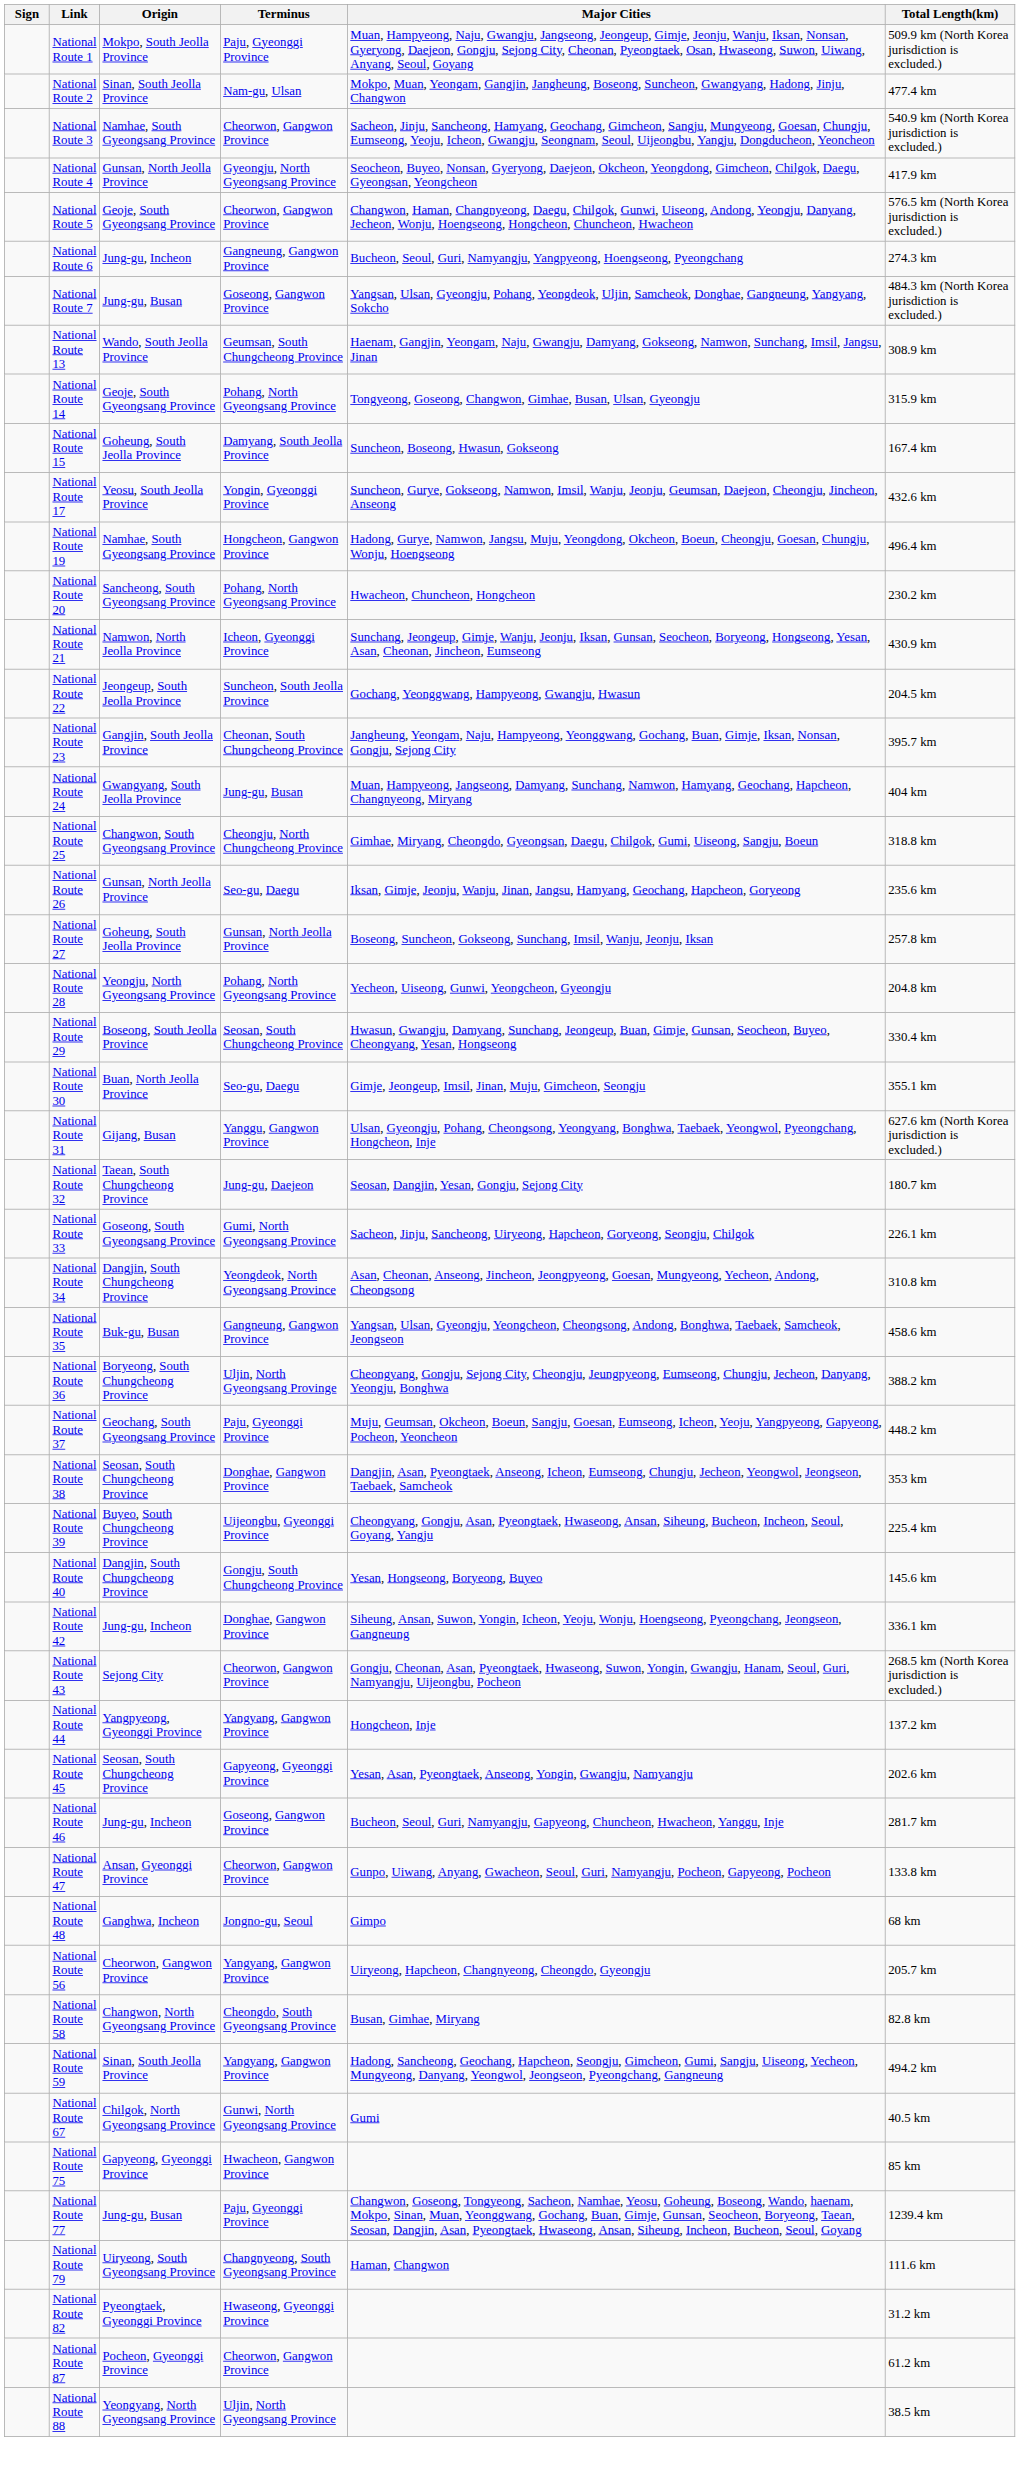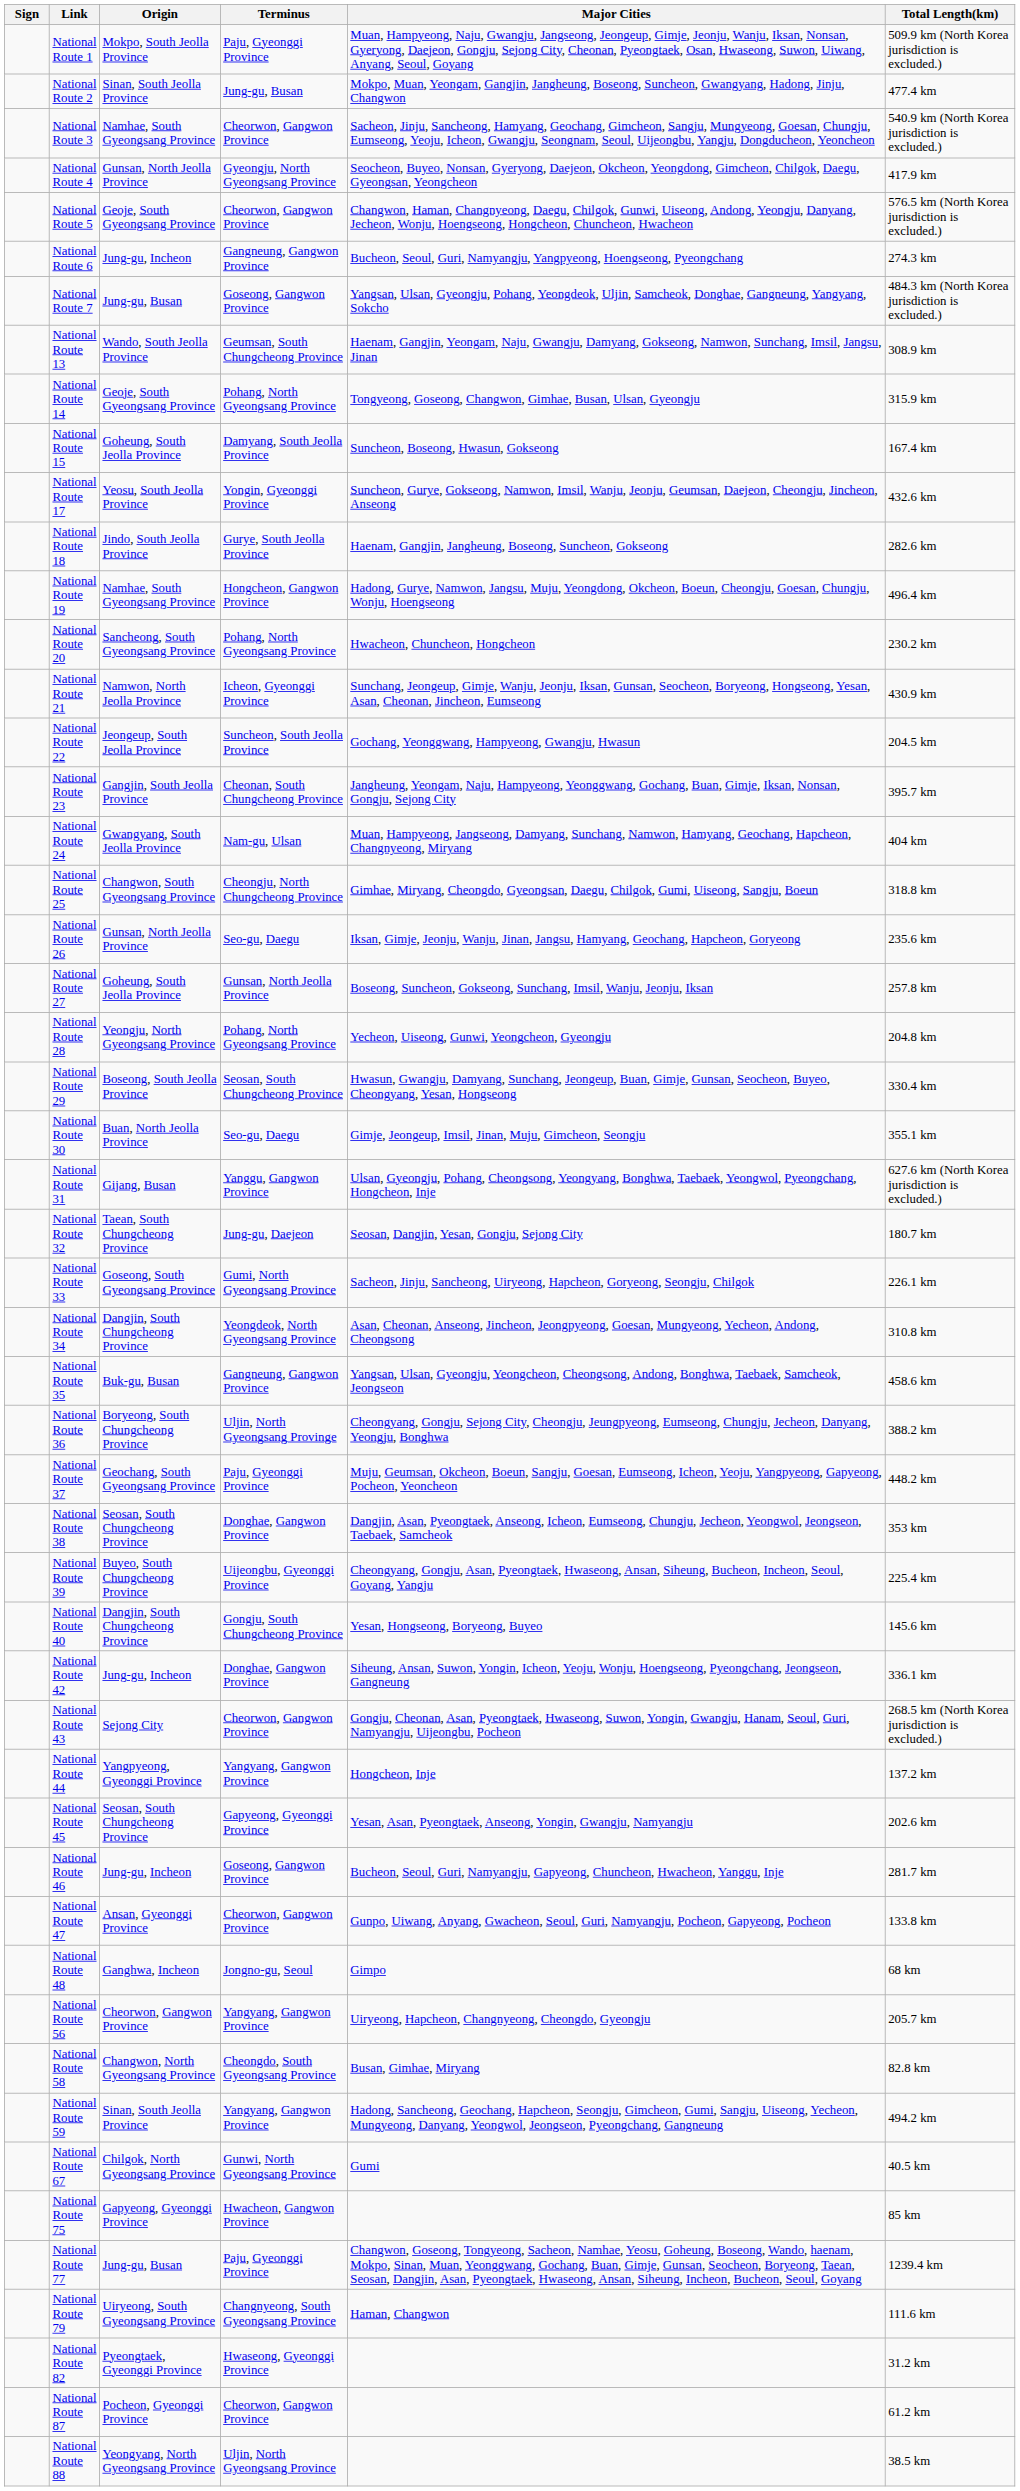(262, 91) Nam-gu, Ulsan -> (263, 91) Jung-gu, Busan
+ row: (74, 546)
(263, 791) Jung-gu, Busan -> (262, 840) Nam-gu, Ulsan
